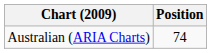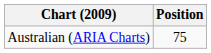(180, 37) 74 -> (180, 37) 75
